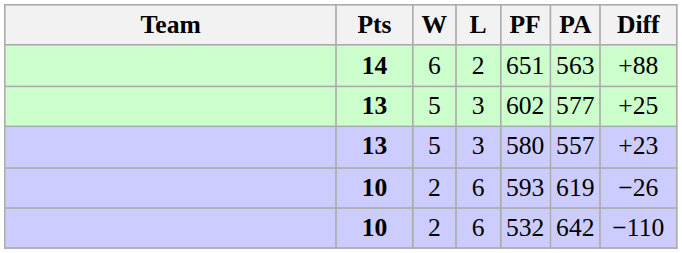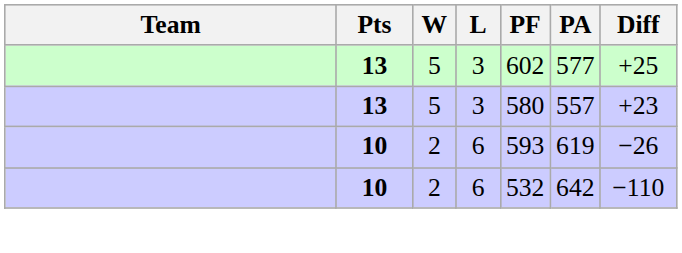- row: (375, 65)
